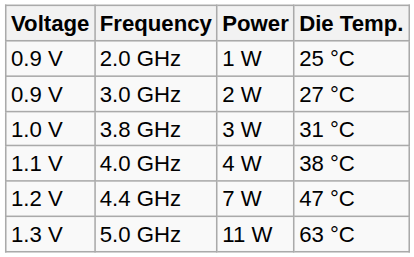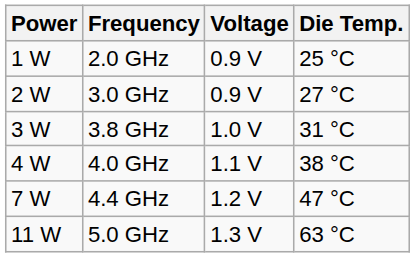columns swapped: (50, 23) <-> (256, 23)
